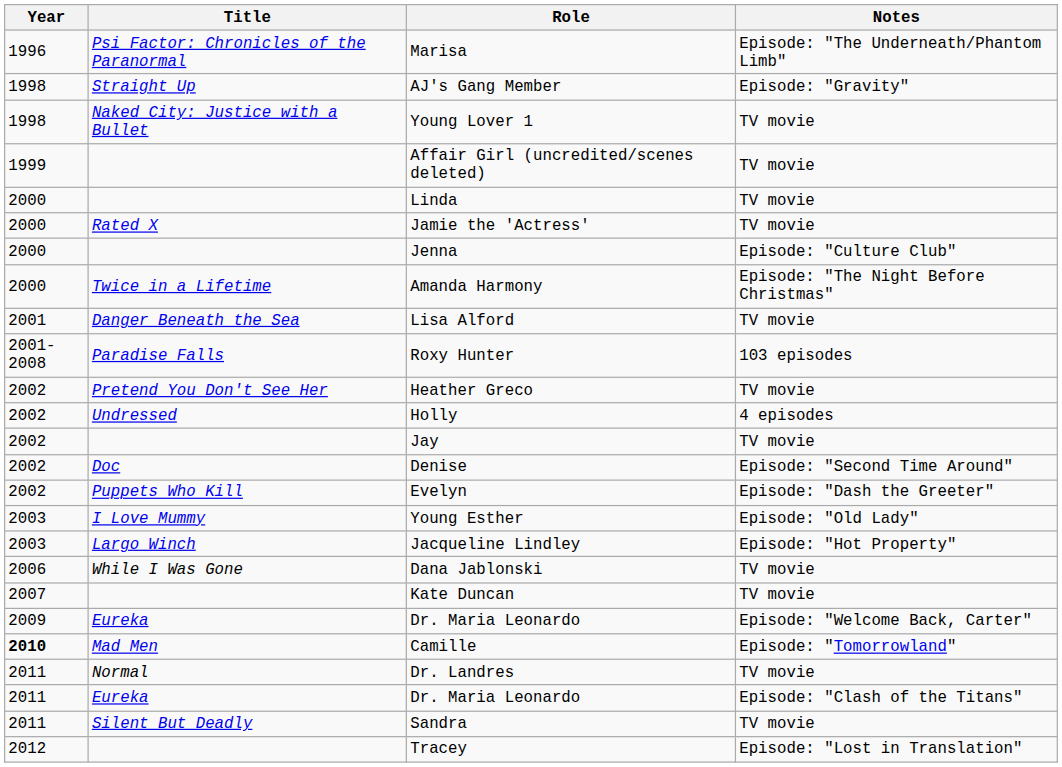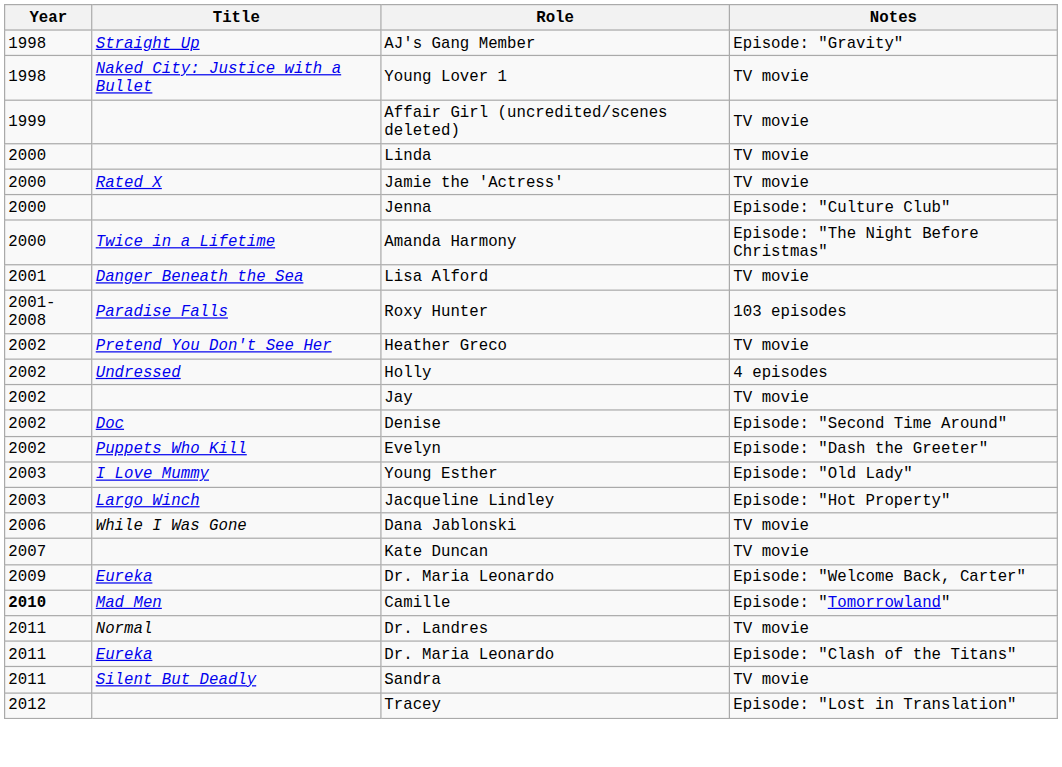- row: (439, 52)
